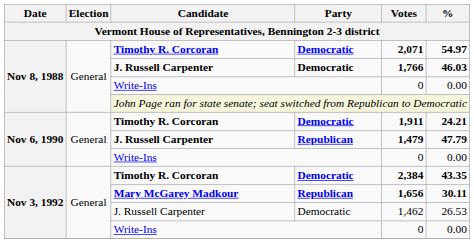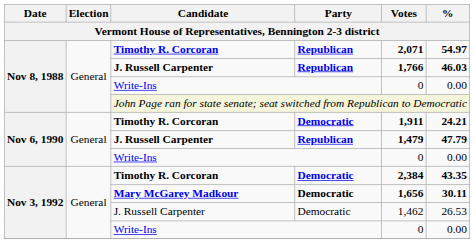(326, 49) Democratic -> (325, 49) Republican
(326, 67) Democratic -> (325, 67) Republican
(325, 193) Republican -> (326, 193) Democratic
